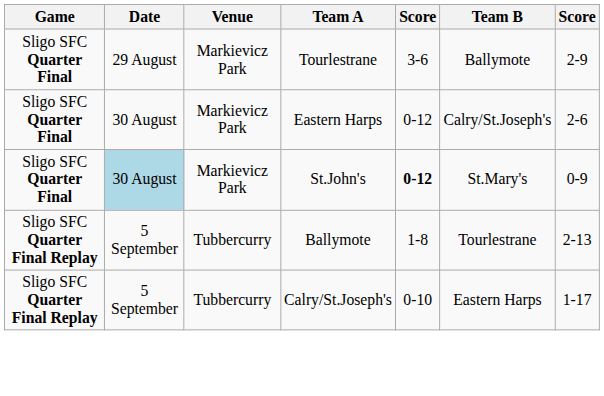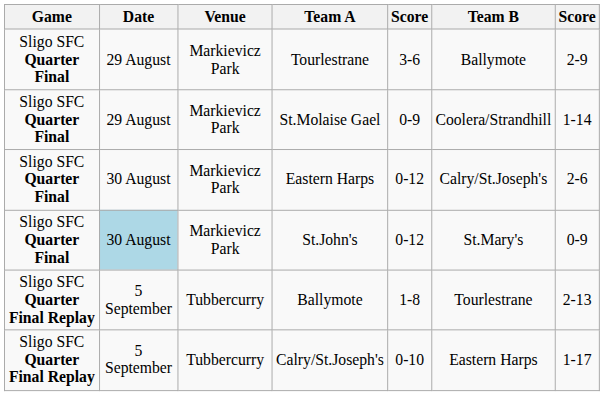+ row: (330, 119)
(418, 179) bold -> (410, 239) normal
